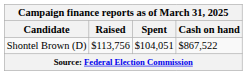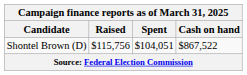(111, 45) $113,756 -> (111, 45) $115,756
